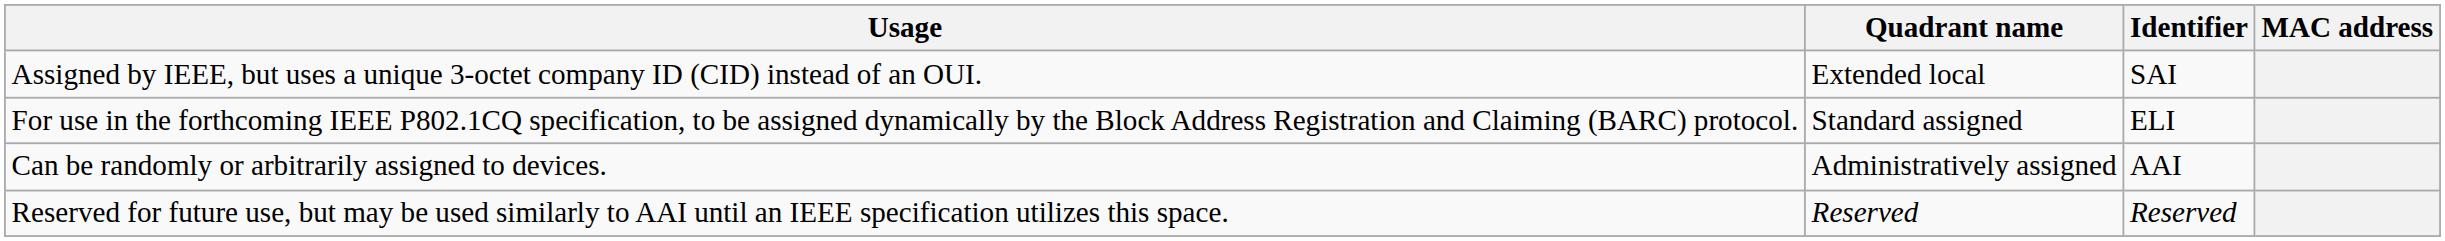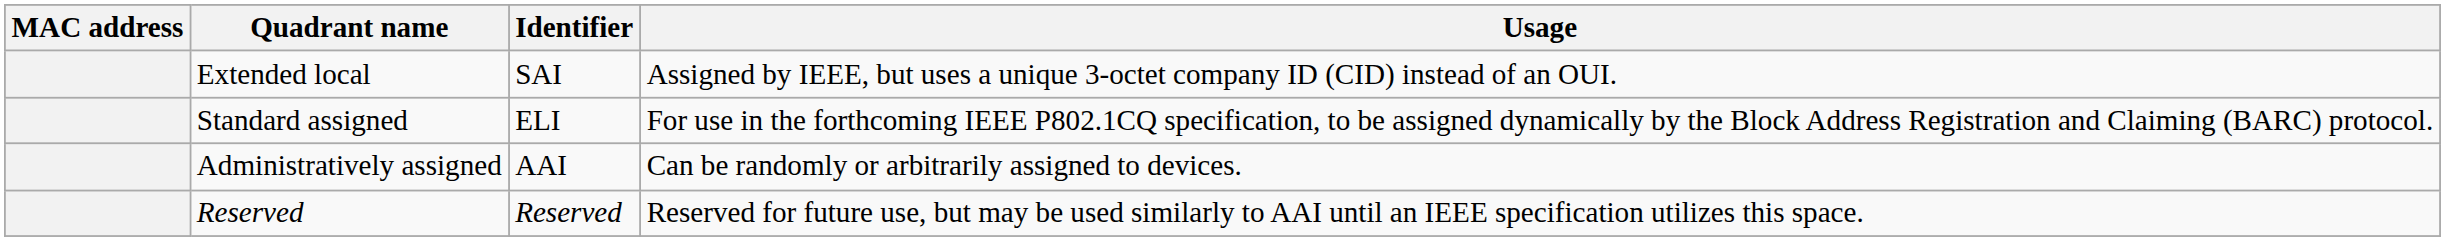columns swapped: (2347, 27) <-> (905, 27)
